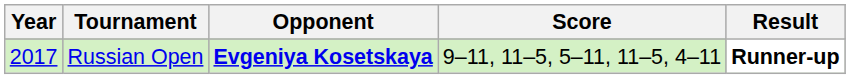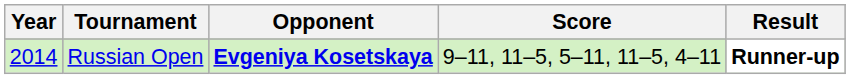(34, 56) 2017 -> (34, 56) 2014
